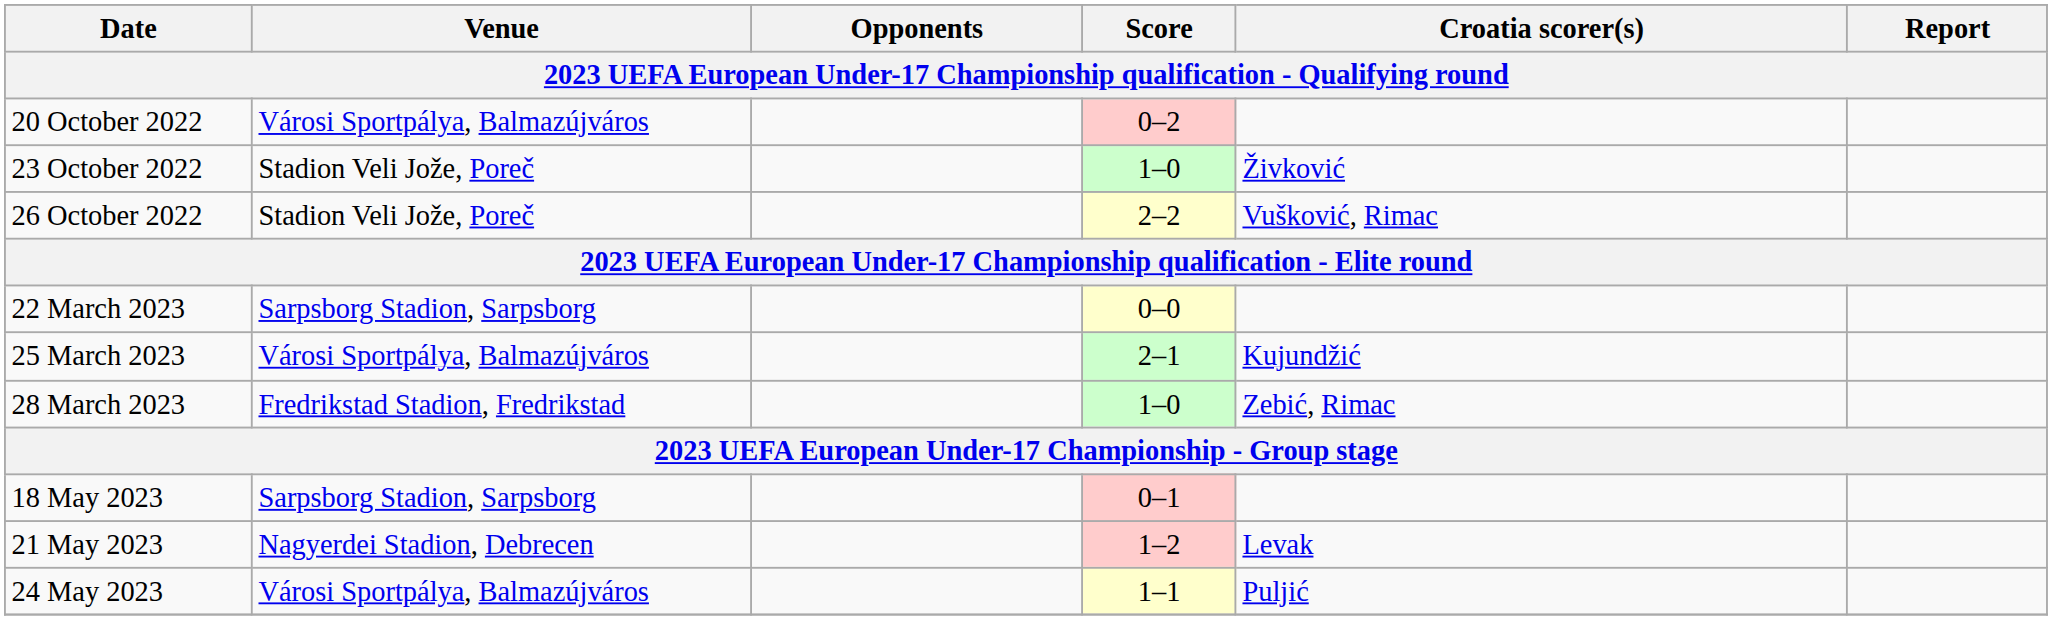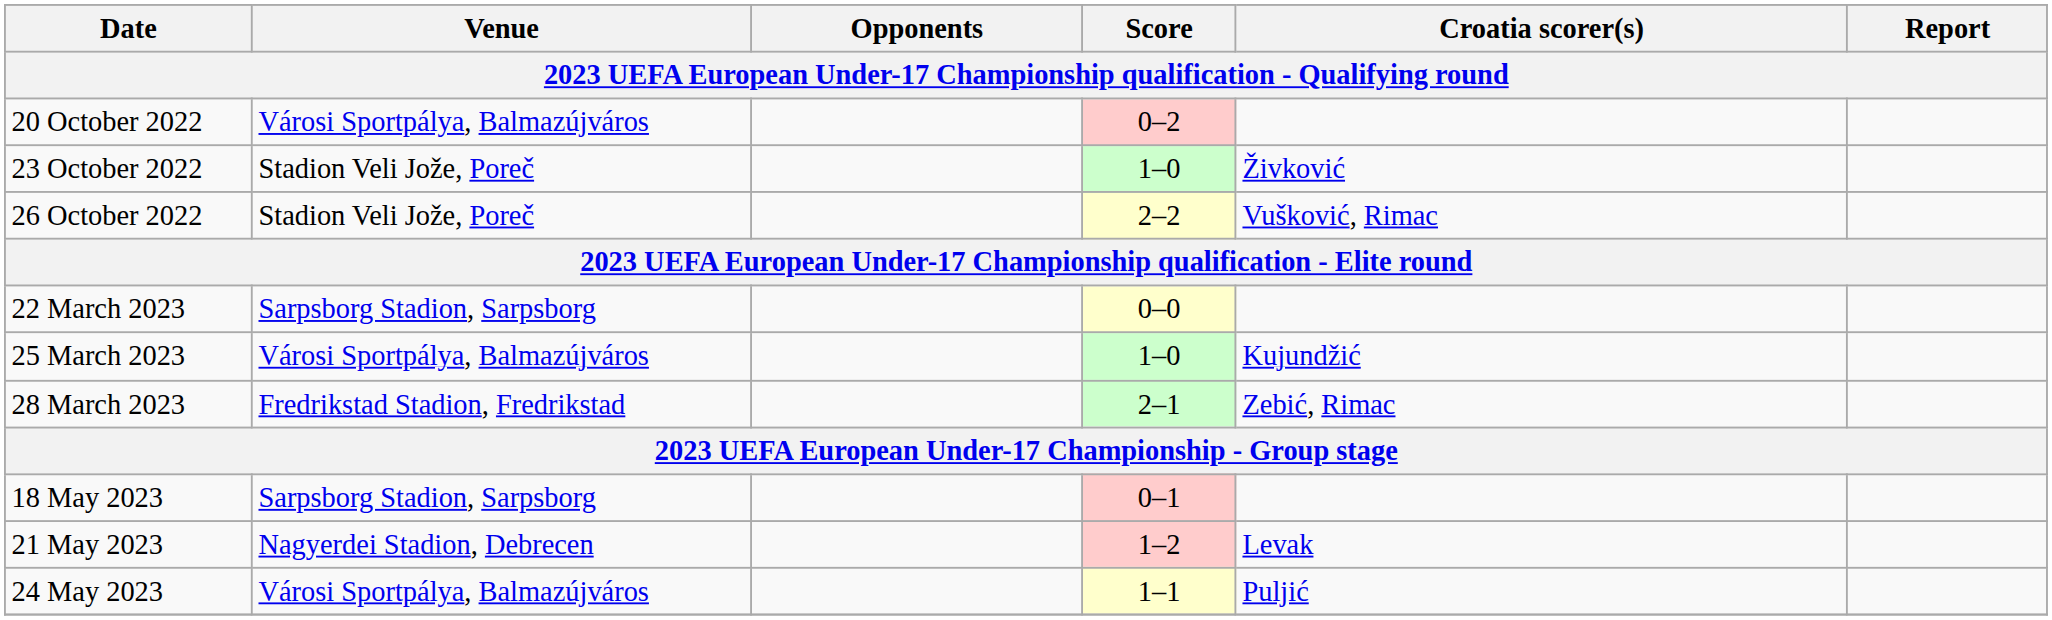(1159, 356) 2–1 -> (1159, 356) 1–0
(1159, 403) 1–0 -> (1159, 403) 2–1
